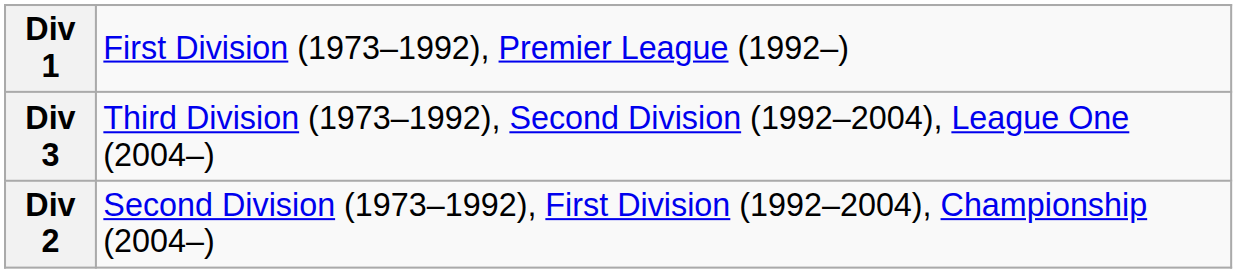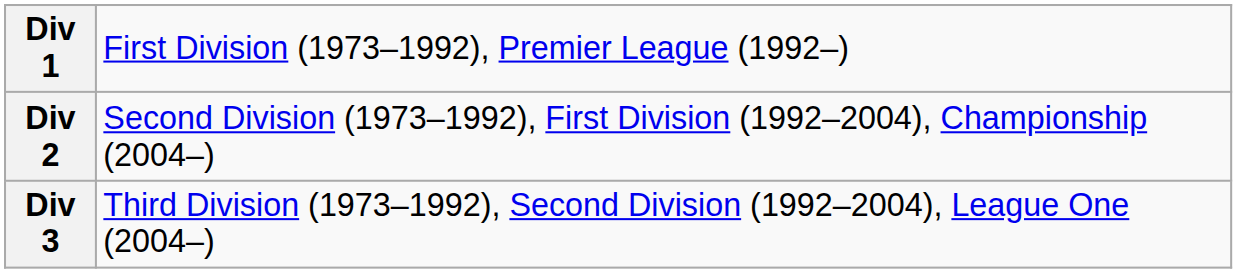rows swapped: (50, 223) <-> (50, 135)
